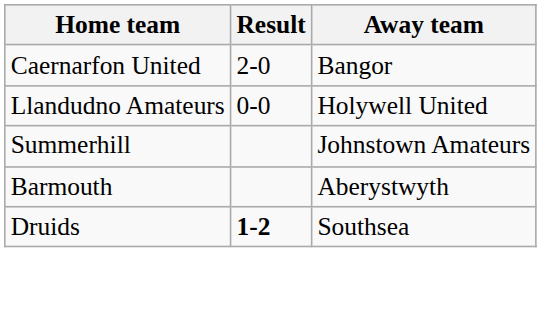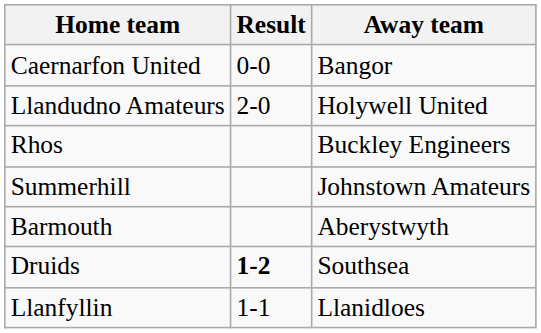(253, 65) 2-0 -> (253, 65) 0-0
(253, 105) 0-0 -> (253, 105) 2-0
+ row: (37, 145)
+ row: (62, 307)
